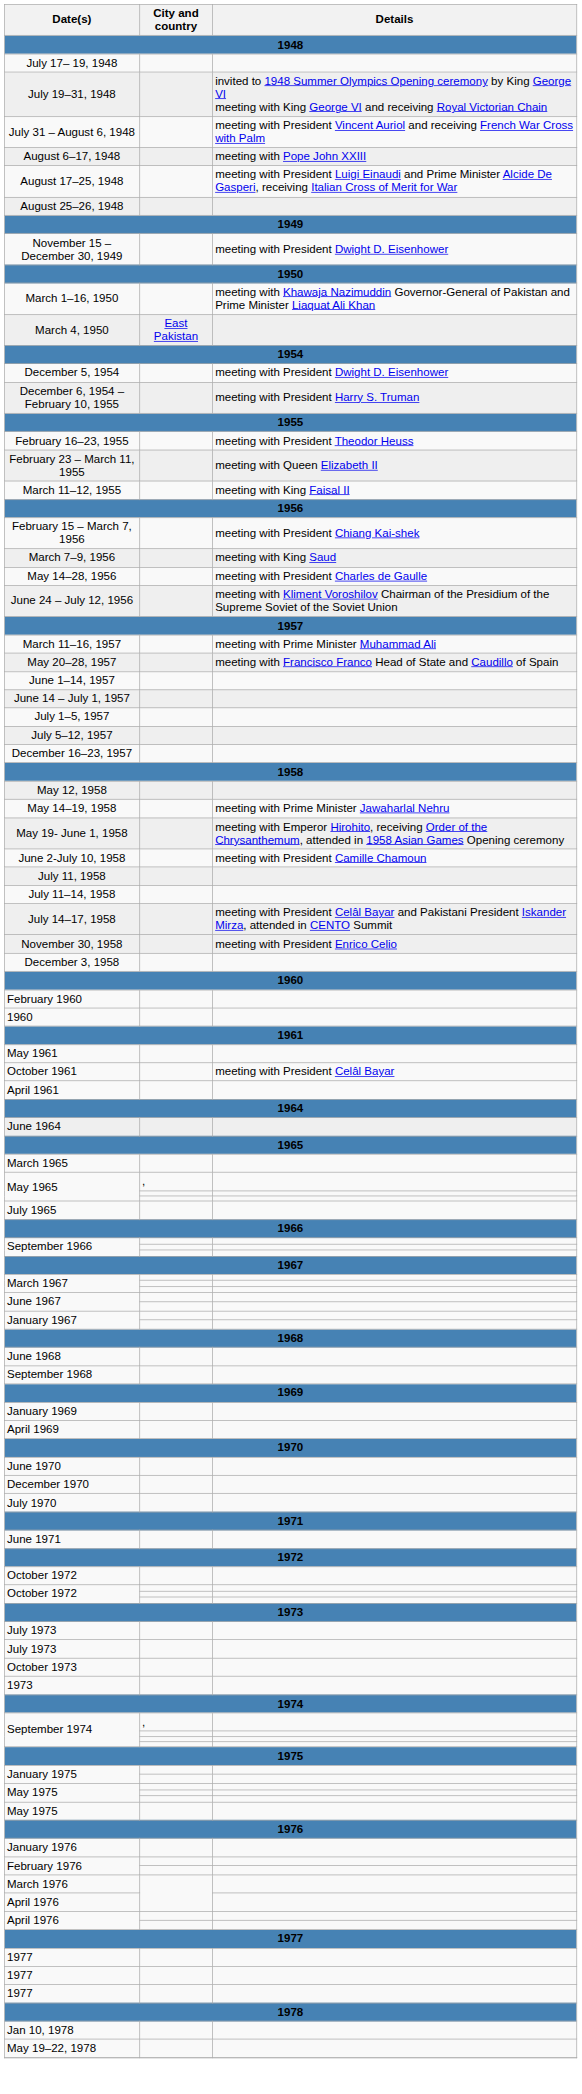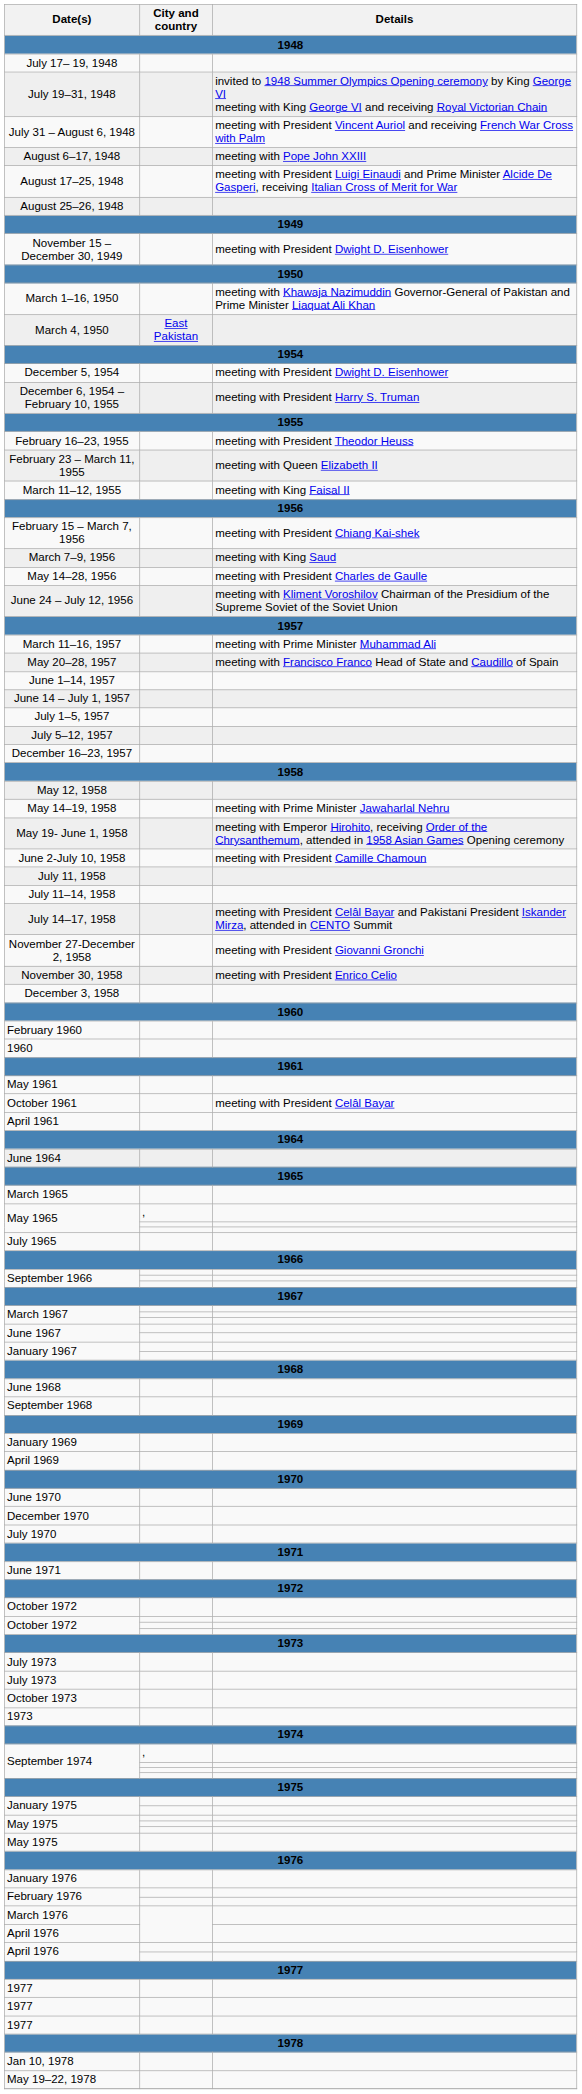+ row: (72, 950)
